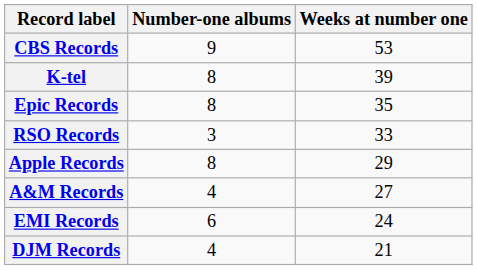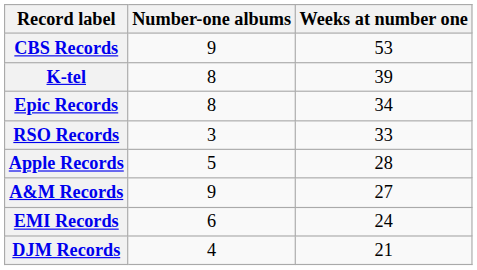(384, 105) 35 -> (384, 105) 34
(212, 163) 8 -> (212, 163) 5
(384, 163) 29 -> (384, 163) 28
(212, 192) 4 -> (212, 192) 9
